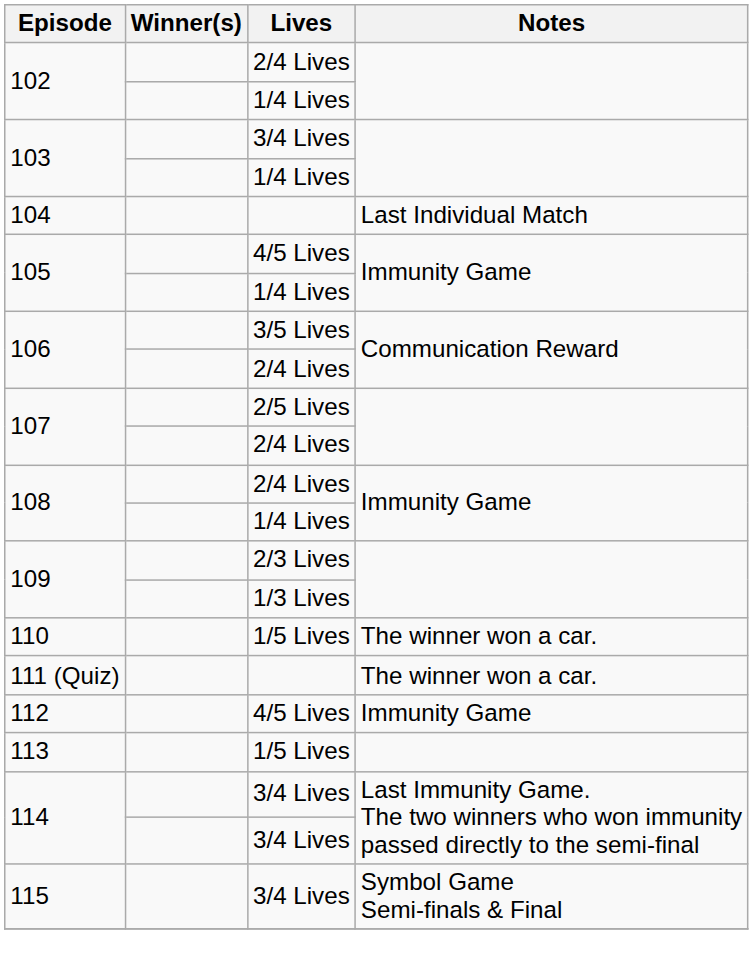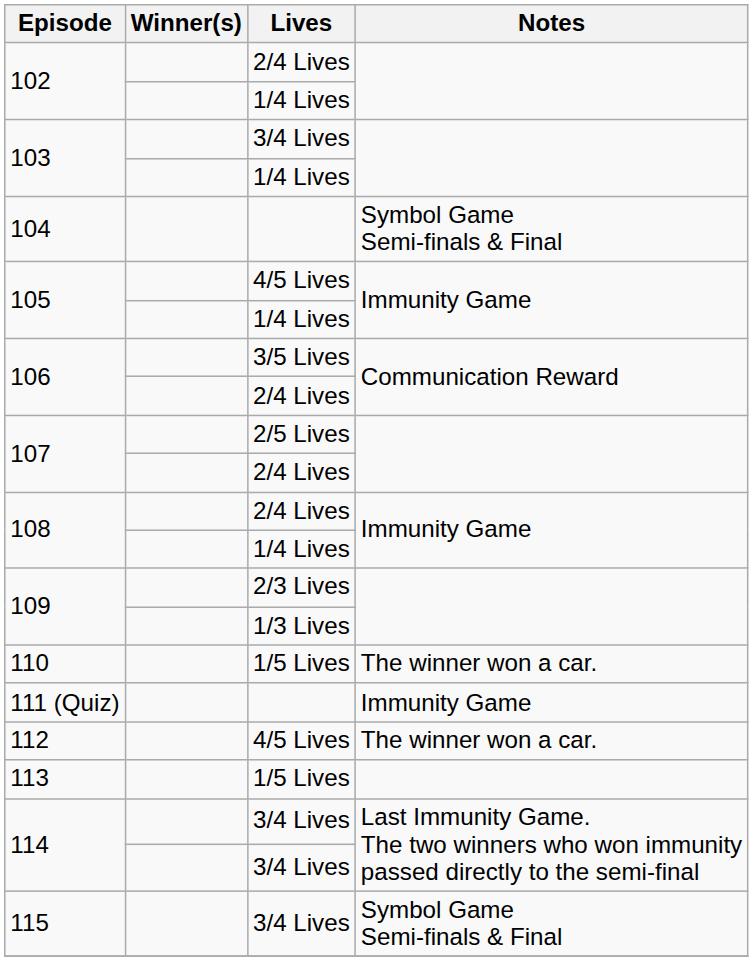(474, 215) Last Individual Match -> (462, 228) Symbol Game Semi-finals & Final
(479, 675) The winner won a car. -> (446, 702) Immunity Game
(446, 713) Immunity Game -> (479, 740) The winner won a car.
